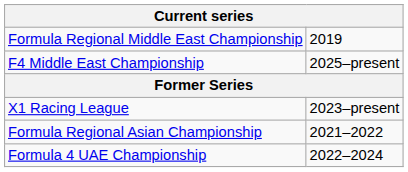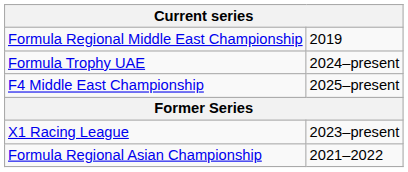+ row: (77, 62)
- row: (107, 155)
